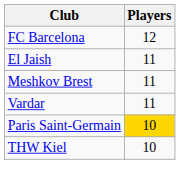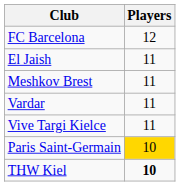+ row: (57, 125)
(149, 147) normal -> (149, 170) bold
